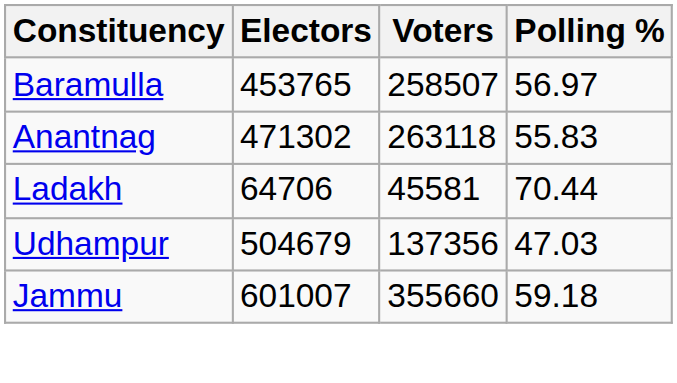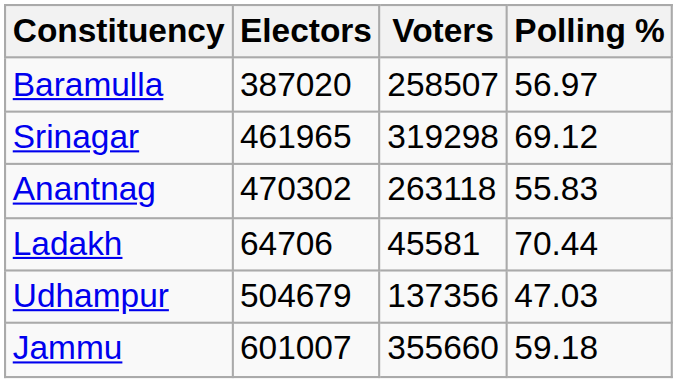(296, 84) 453765 -> (296, 84) 387020
+ row: (76, 137)
(296, 137) 471302 -> (296, 190) 470302
